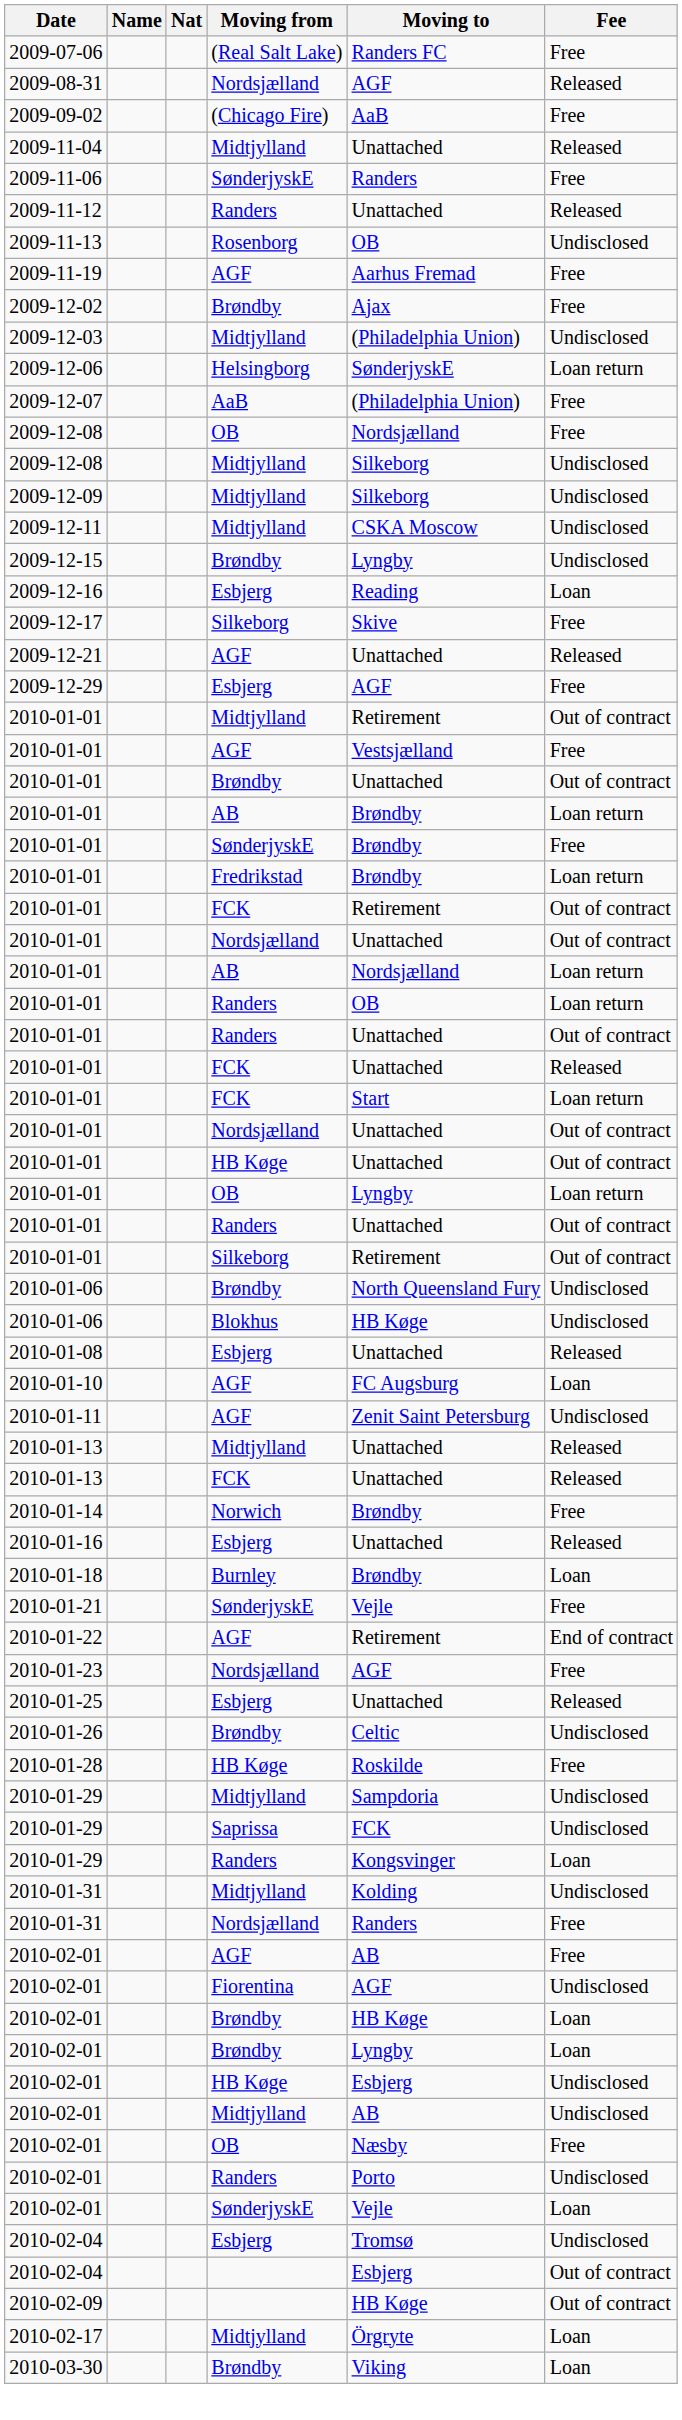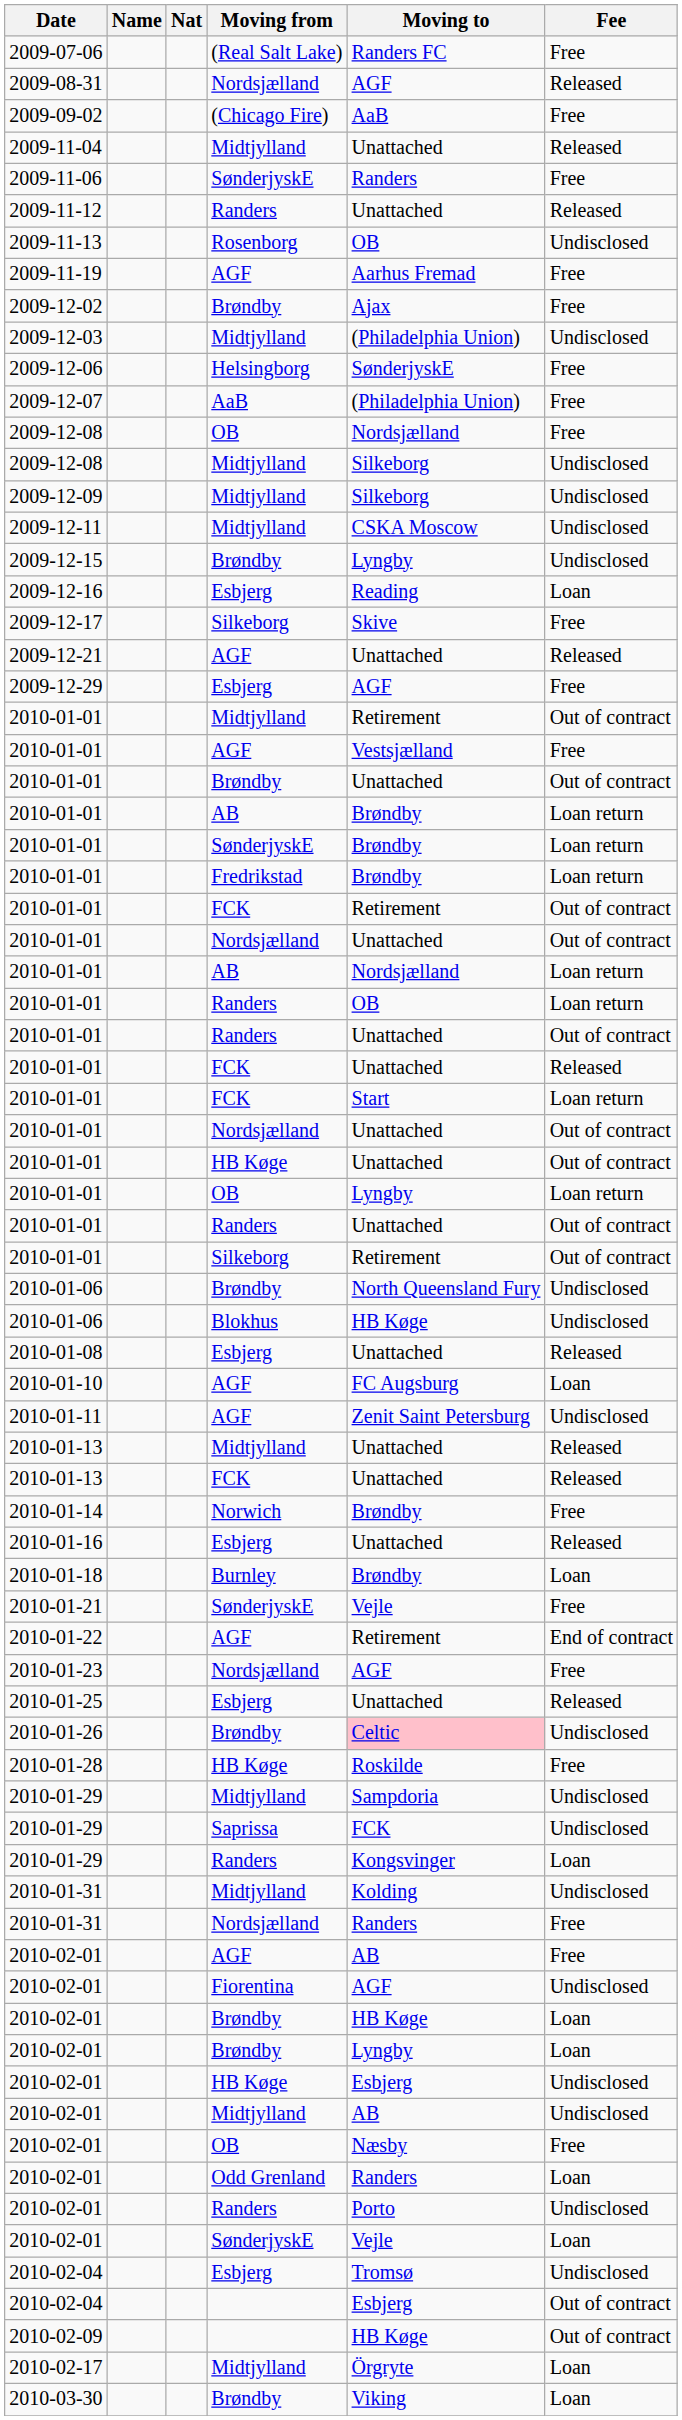(597, 369) Loan return -> (567, 369) Free
(567, 845) Free -> (597, 845) Loan return
(375, 1733) no background -> (375, 1733) pink background
+ row: (56, 2177)
